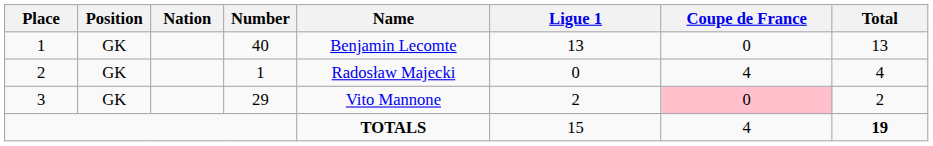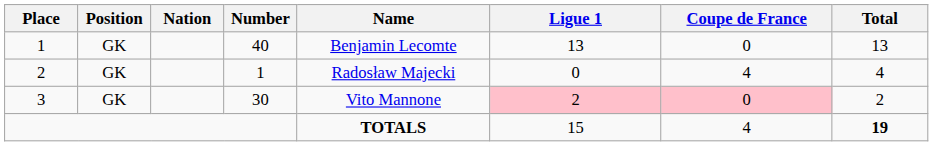(260, 100) 29 -> (260, 100) 30
(576, 100) no background -> (576, 100) pink background
